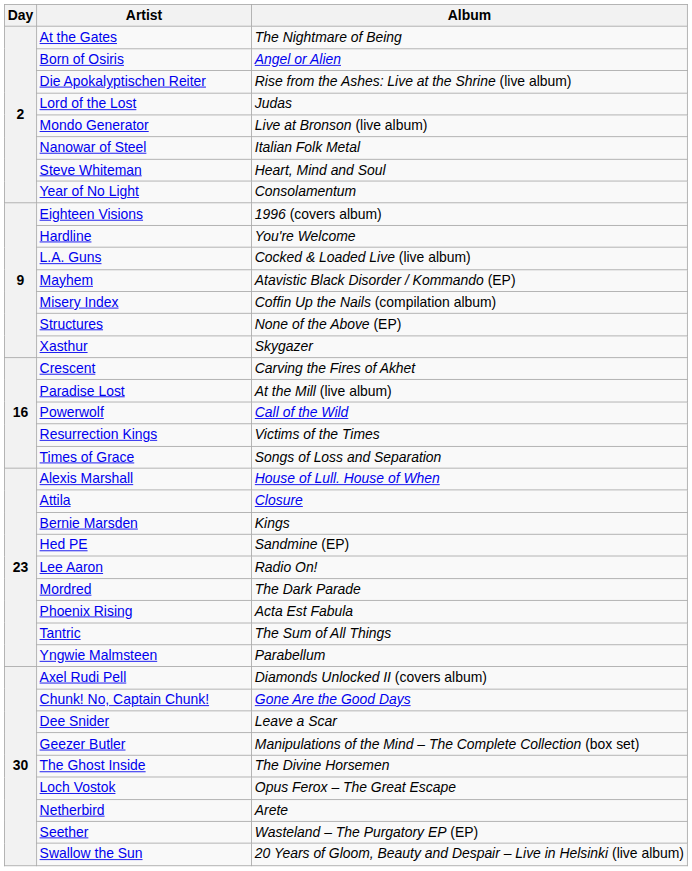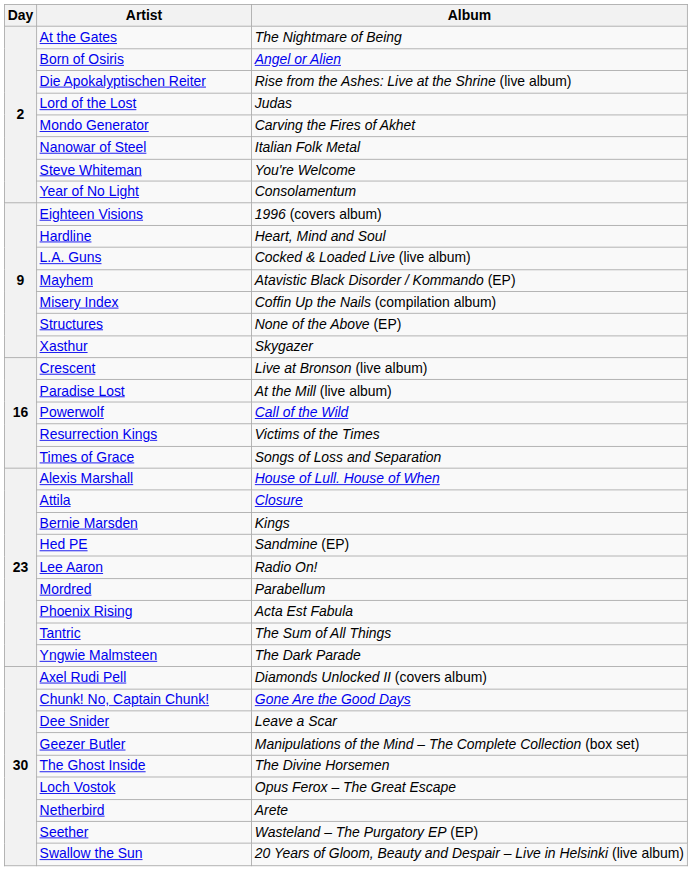(341, 125) Live at Bronson (live album) -> (335, 125) Carving the Fires of Akhet
(320, 170) Heart, Mind and Soul -> (305, 170) You're Welcome
(305, 236) You're Welcome -> (320, 236) Heart, Mind and Soul
(335, 368) Carving the Fires of Akhet -> (341, 368) Live at Bronson (live album)
(308, 589) The Dark Parade -> (290, 589) Parabellum
(290, 655) Parabellum -> (308, 655) The Dark Parade
